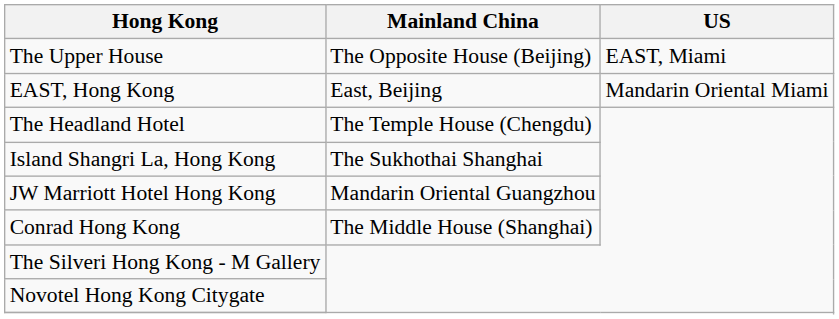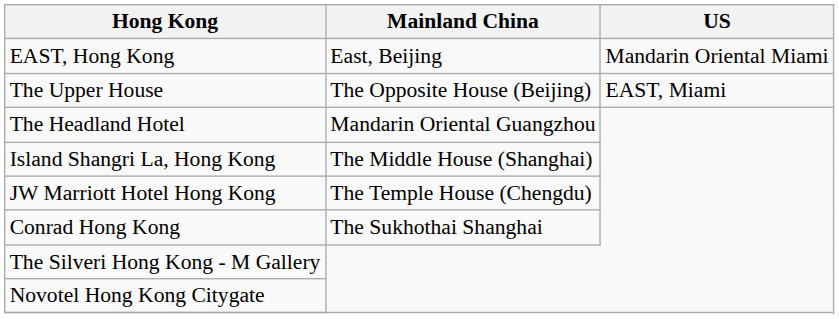rows swapped: (86, 55) <-> (92, 90)
(461, 124) The Temple House (Chengdu) -> (463, 124) Mandarin Oriental Guangzhou
(437, 158) The Sukhothai Shanghai -> (461, 158) The Middle House (Shanghai)
(463, 192) Mandarin Oriental Guangzhou -> (461, 192) The Temple House (Chengdu)
(461, 227) The Middle House (Shanghai) -> (437, 227) The Sukhothai Shanghai
